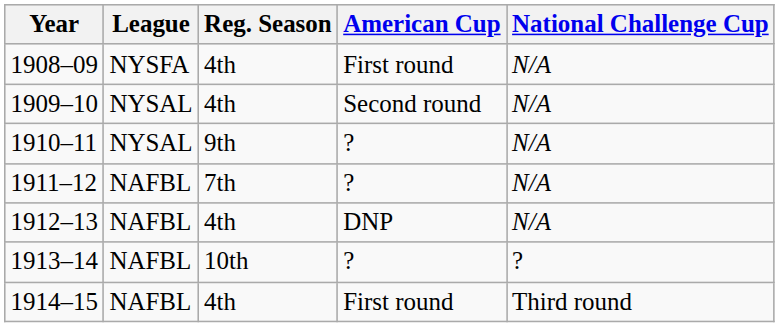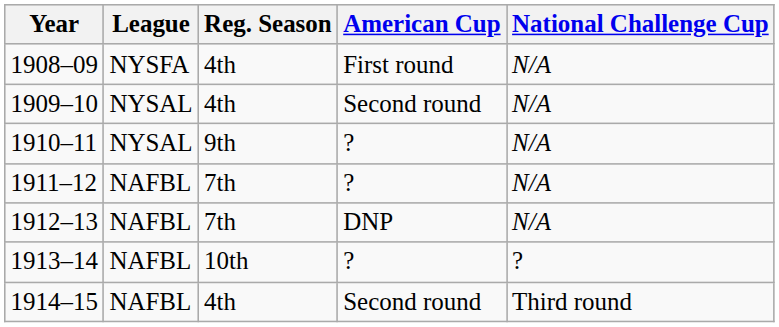(220, 222) 4th -> (220, 222) 7th
(398, 301) First round -> (412, 301) Second round
